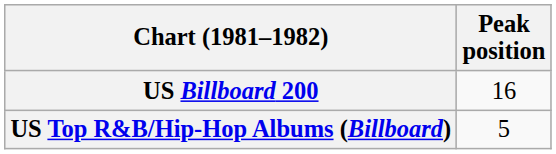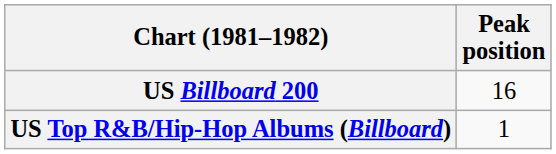(504, 129) 5 -> (504, 129) 1
